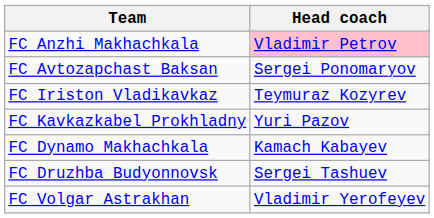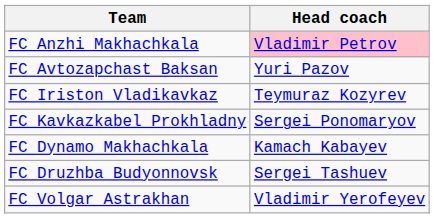(335, 70) Sergei Ponomaryov -> (301, 70) Yuri Pazov
(301, 122) Yuri Pazov -> (335, 122) Sergei Ponomaryov
